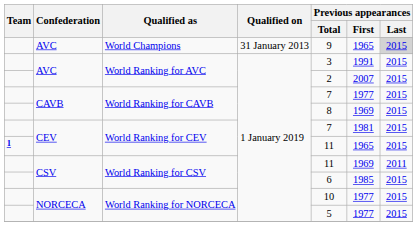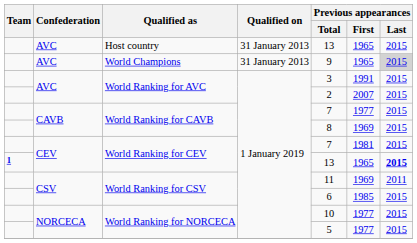+ row: (19, 46)
(329, 146) 11 -> (329, 162) 13
(396, 146) normal -> (396, 162) bold
